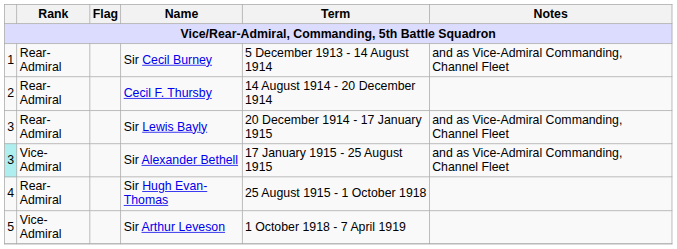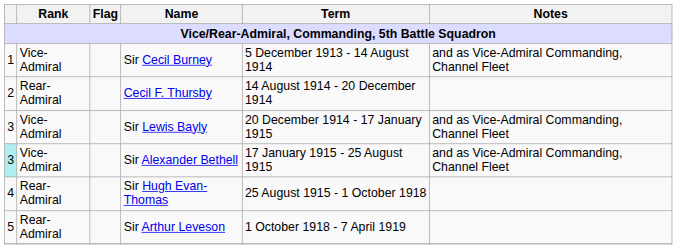(41, 60) Rear-Admiral -> (41, 60) Vice-Admiral
(41, 127) Rear-Admiral -> (41, 127) Vice-Admiral
(41, 227) Vice-Admiral -> (41, 227) Rear-Admiral
